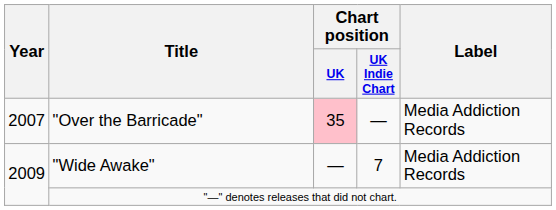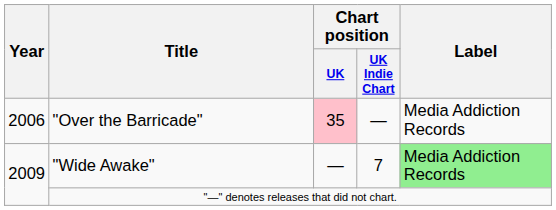(27, 120) 2007 -> (27, 120) 2006
(462, 165) no background -> (462, 165) lightgreen background
